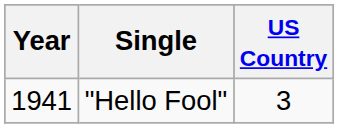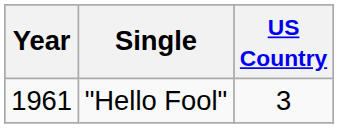(42, 100) 1941 -> (42, 100) 1961
